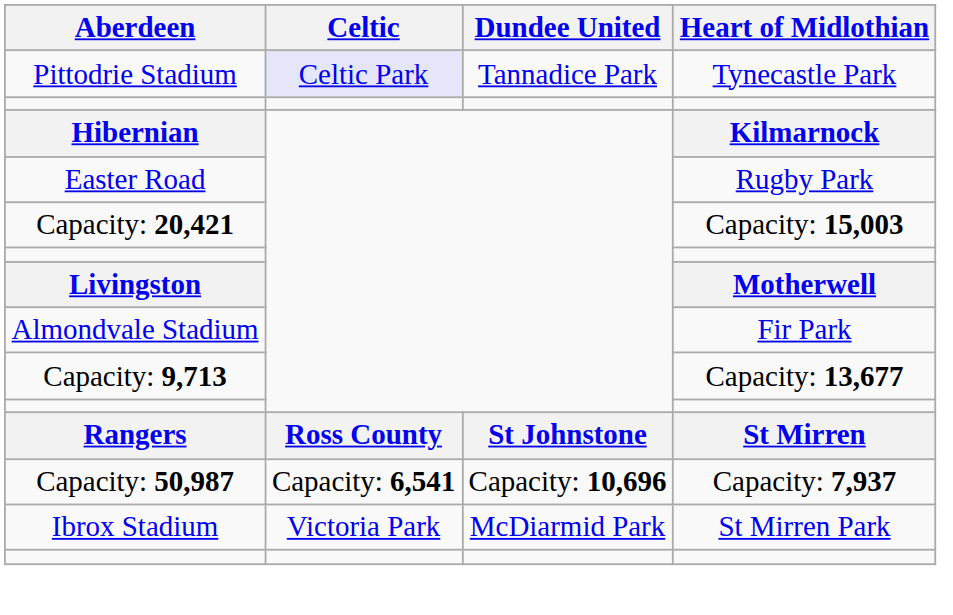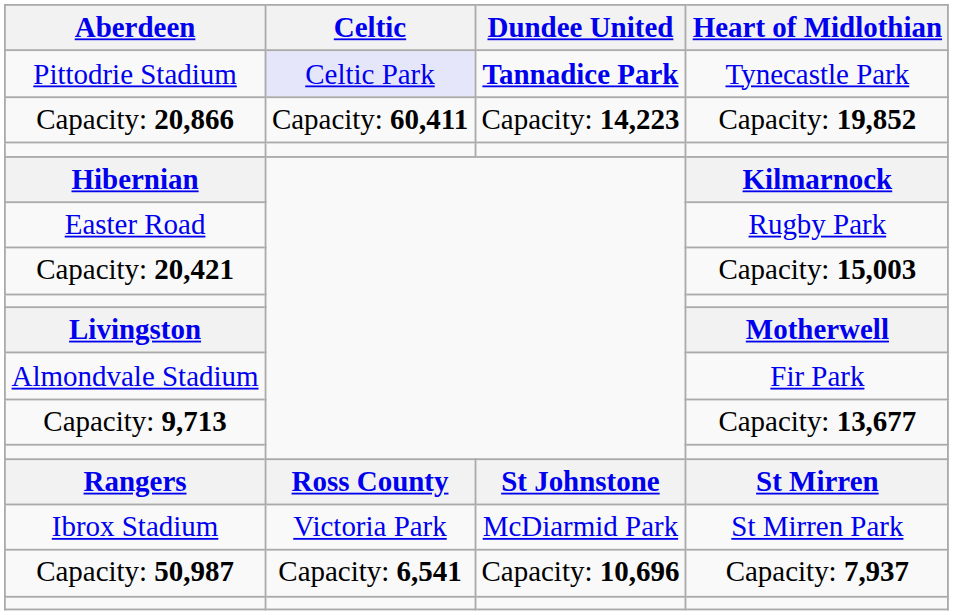(568, 73) normal -> (580, 73) bold
+ row: (135, 119)
rows swapped: (135, 526) <-> (135, 480)
